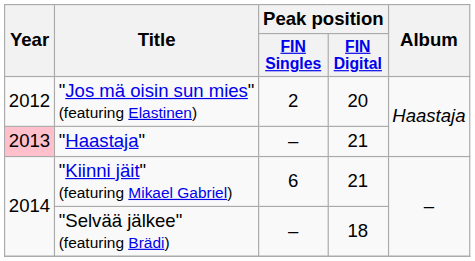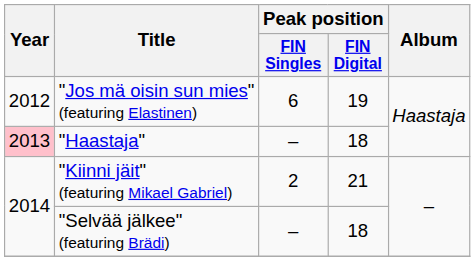(293, 101) 2 -> (293, 101) 6
(358, 101) 20 -> (358, 101) 19
(358, 141) 21 -> (358, 141) 18
(293, 181) 6 -> (293, 181) 2
